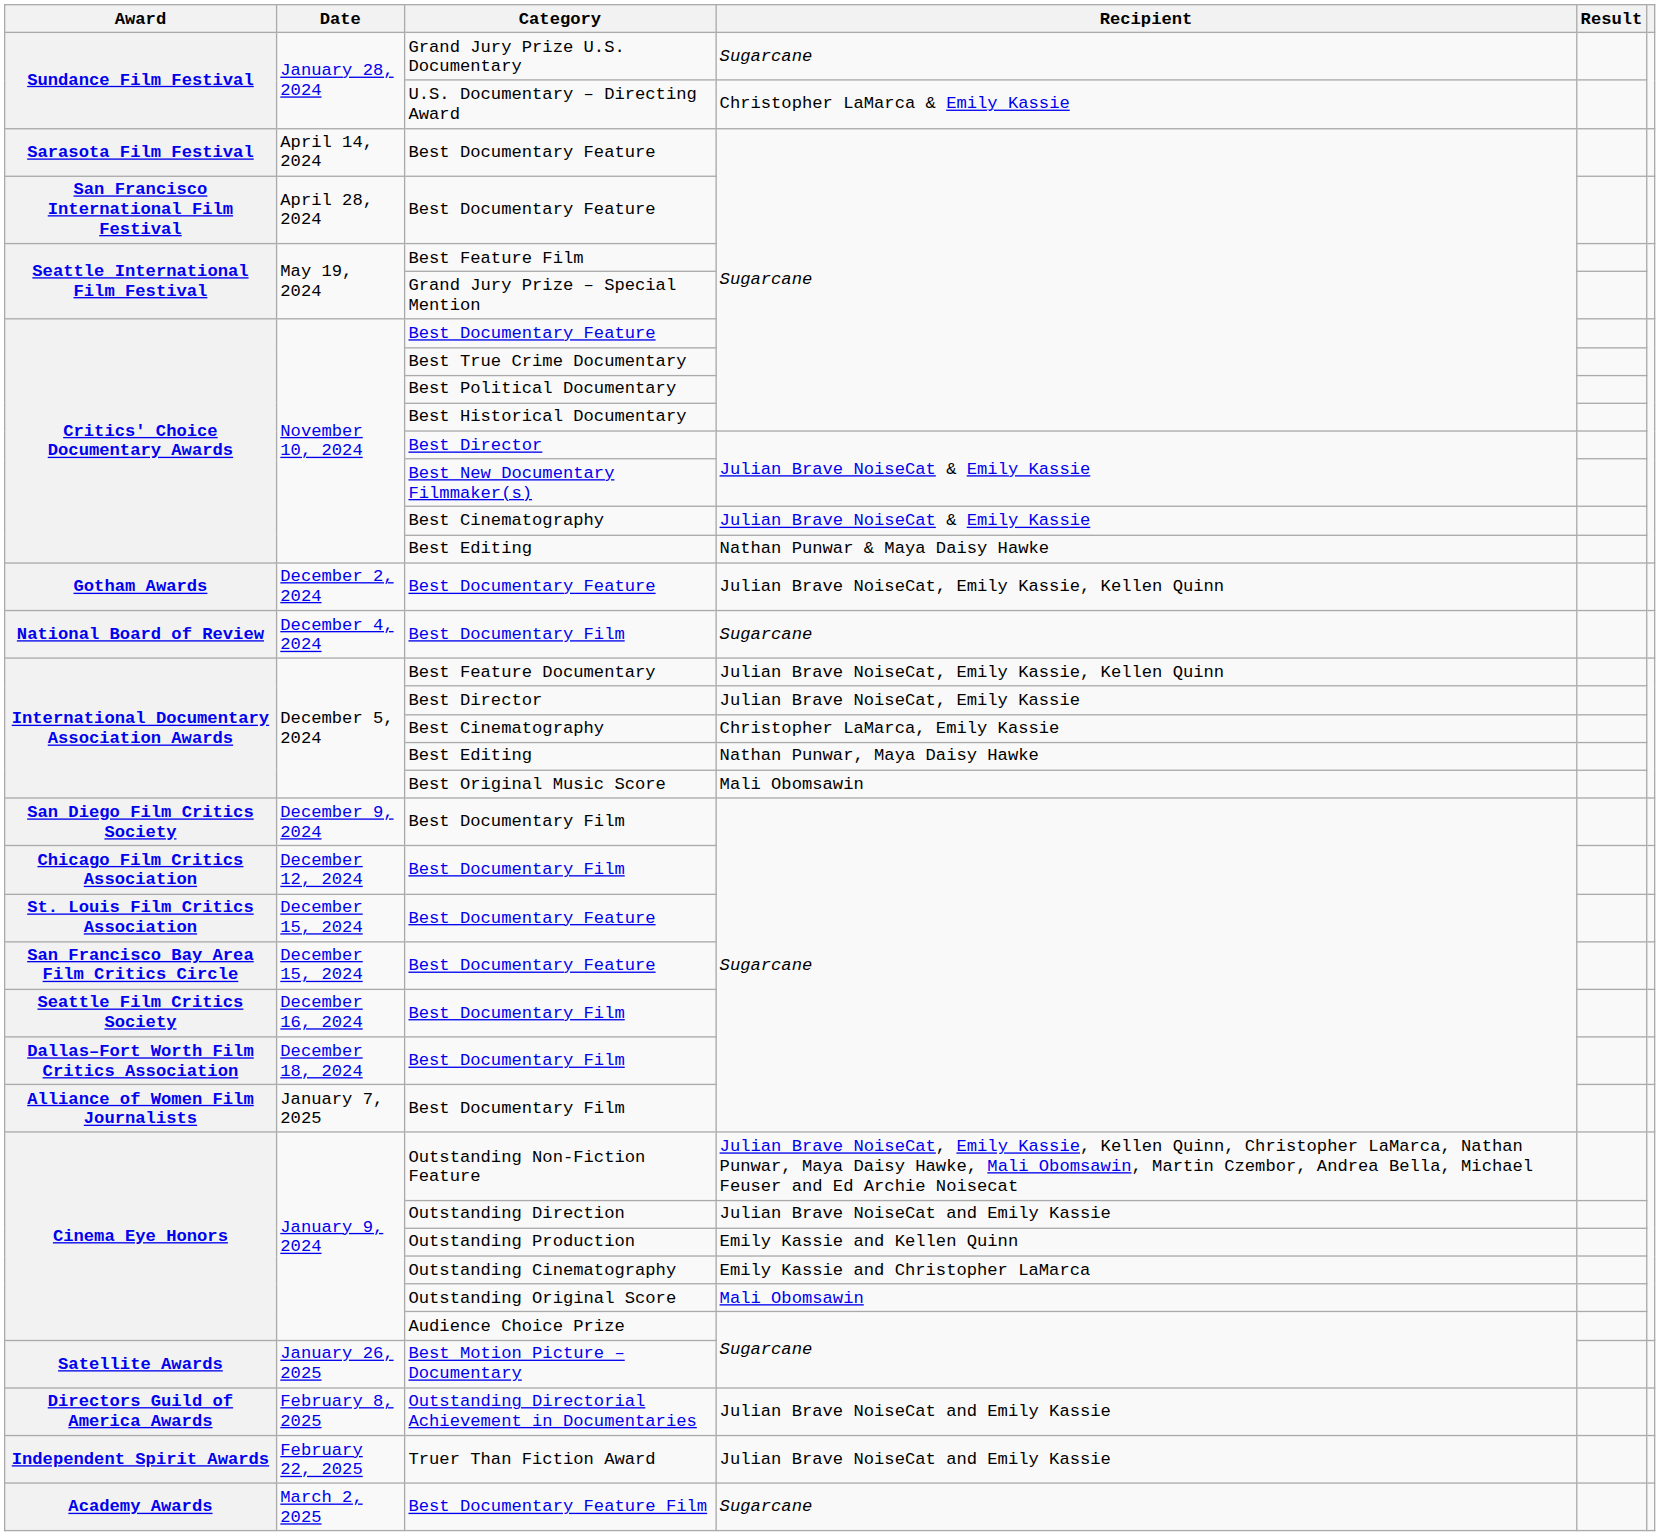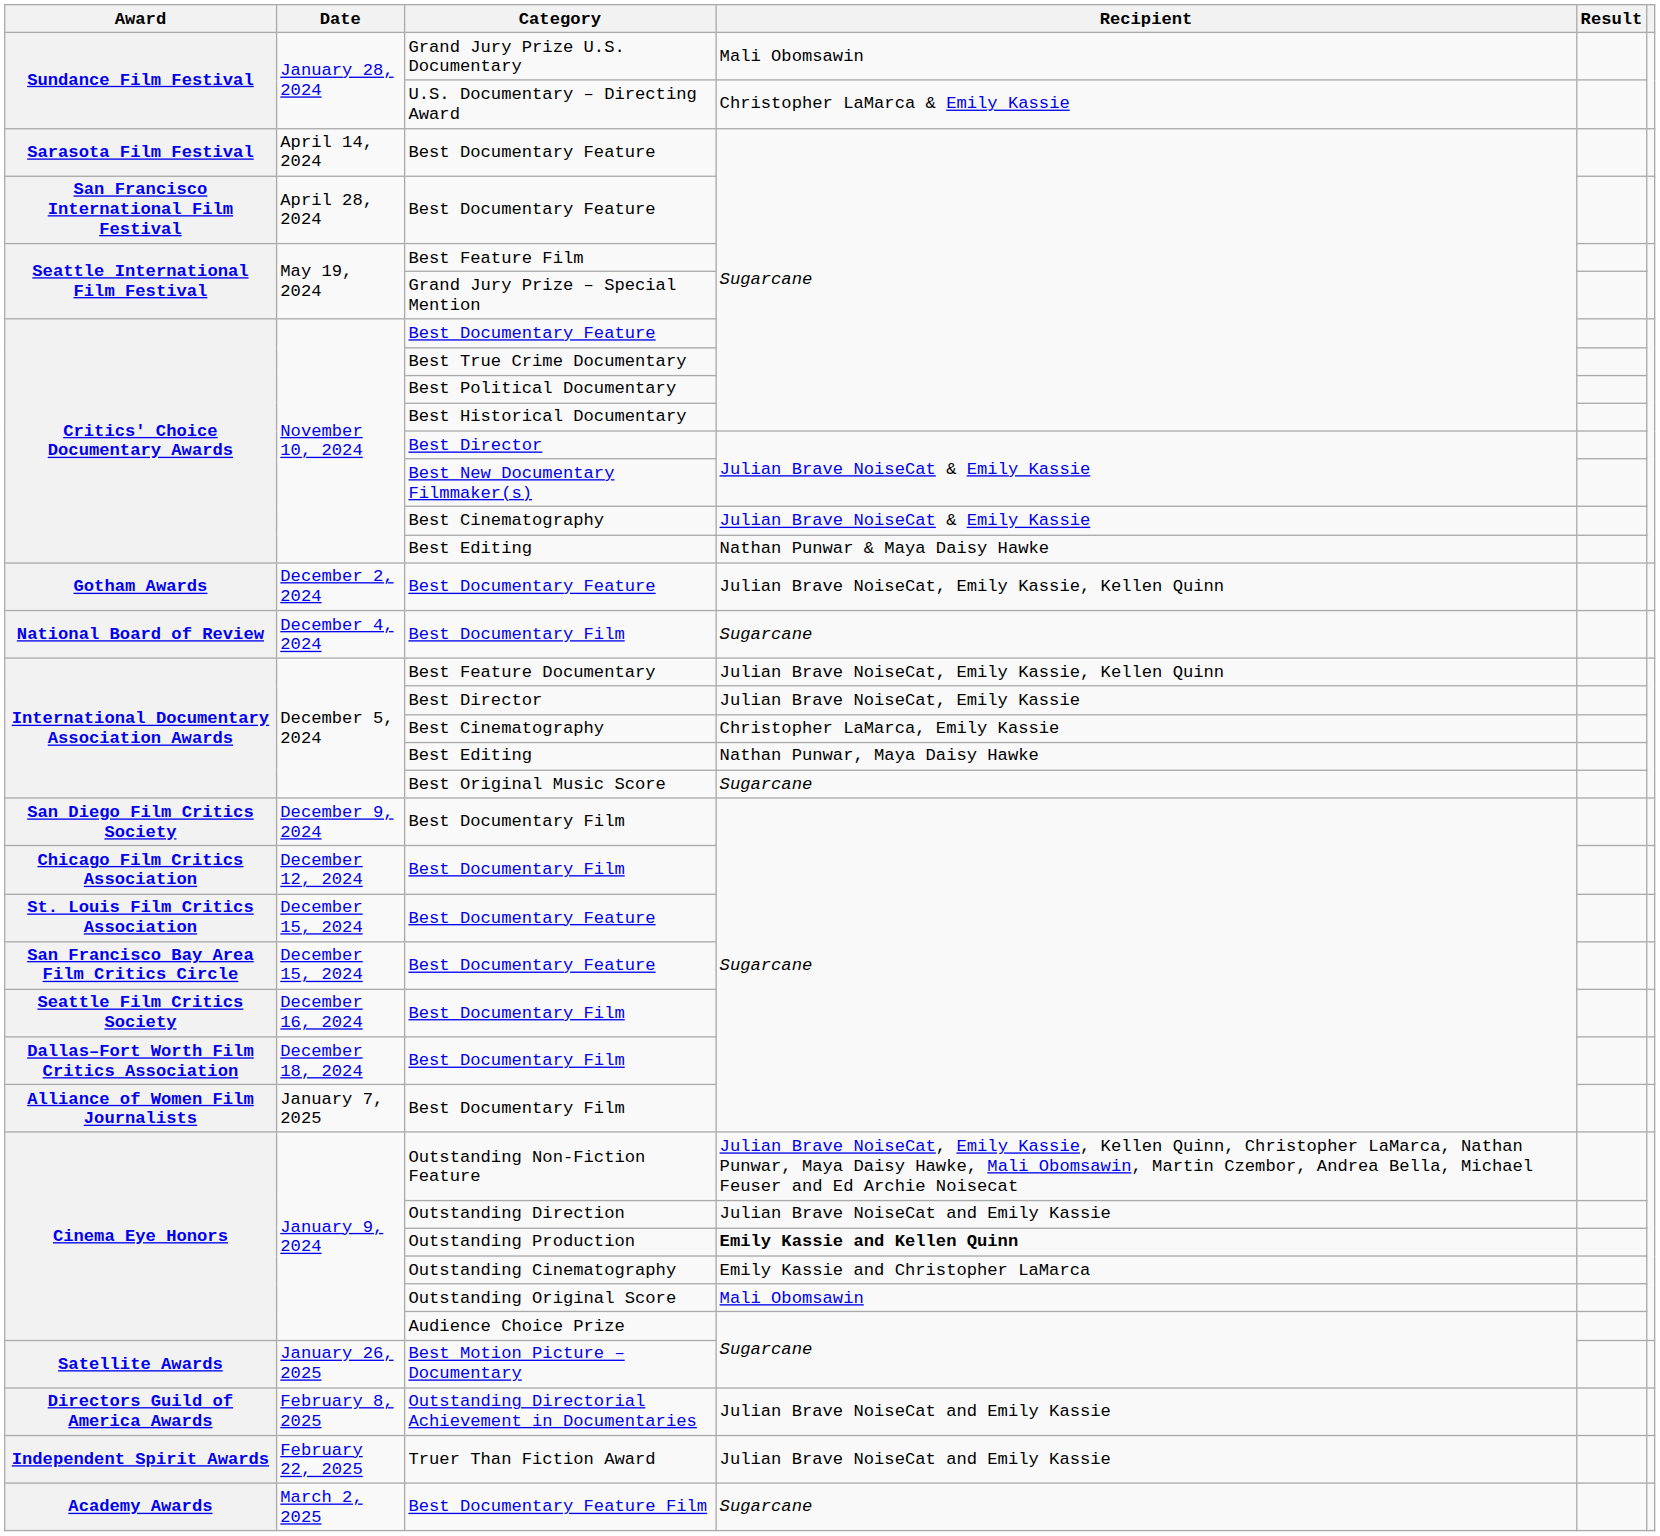(766, 57) Sugarcane -> (792, 57) Mali Obomsawin
(792, 784) Mali Obomsawin -> (766, 784) Sugarcane
(869, 1242) normal -> (869, 1242) bold
